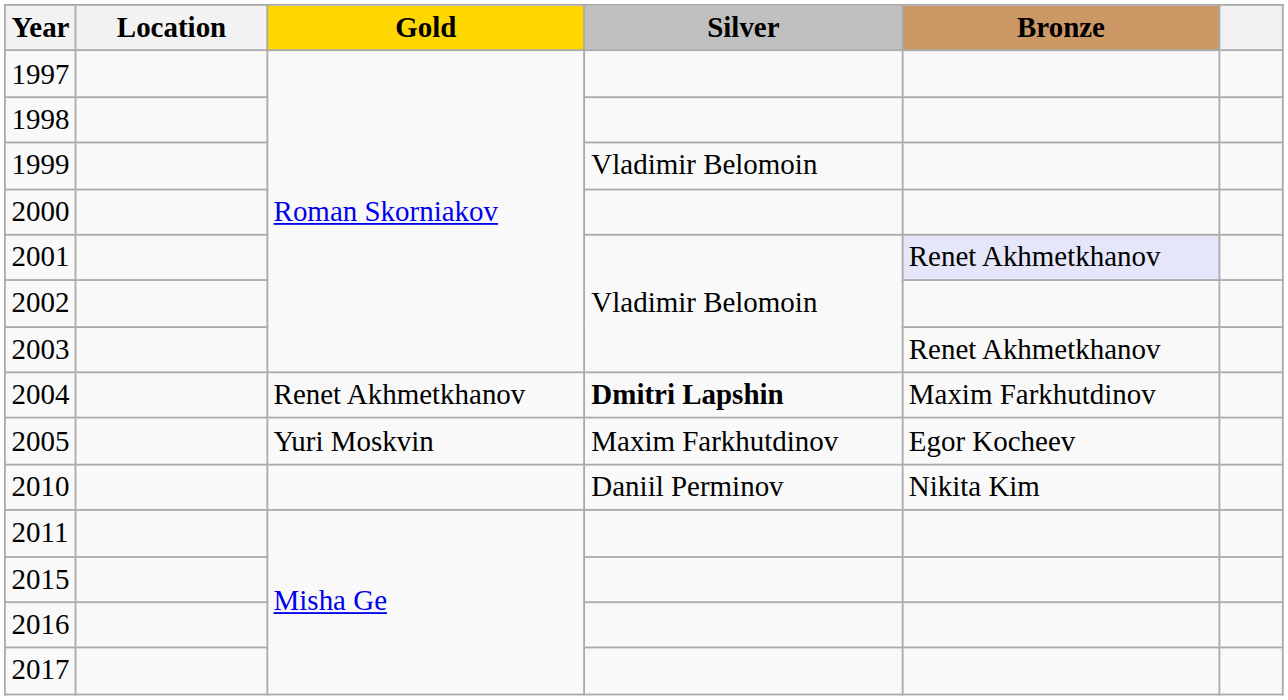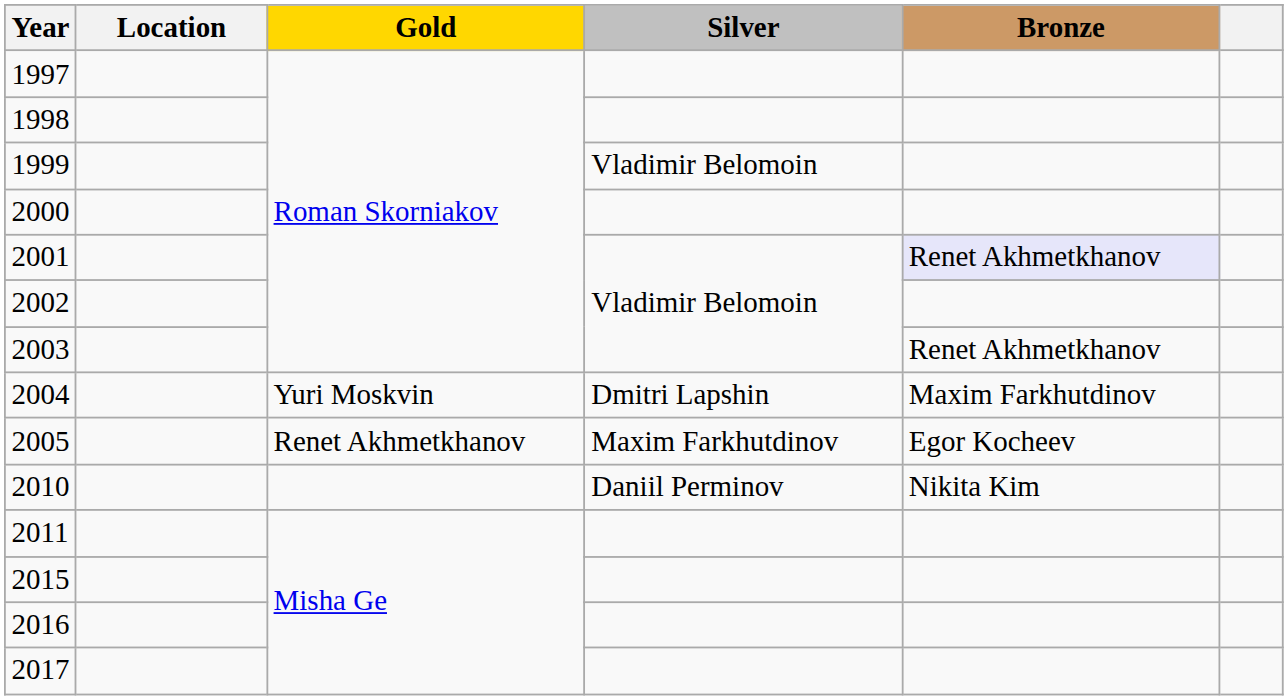(399, 394) Renet Akhmetkhanov -> (354, 394) Yuri Moskvin
(688, 394) bold -> (680, 394) normal
(354, 440) Yuri Moskvin -> (399, 440) Renet Akhmetkhanov
